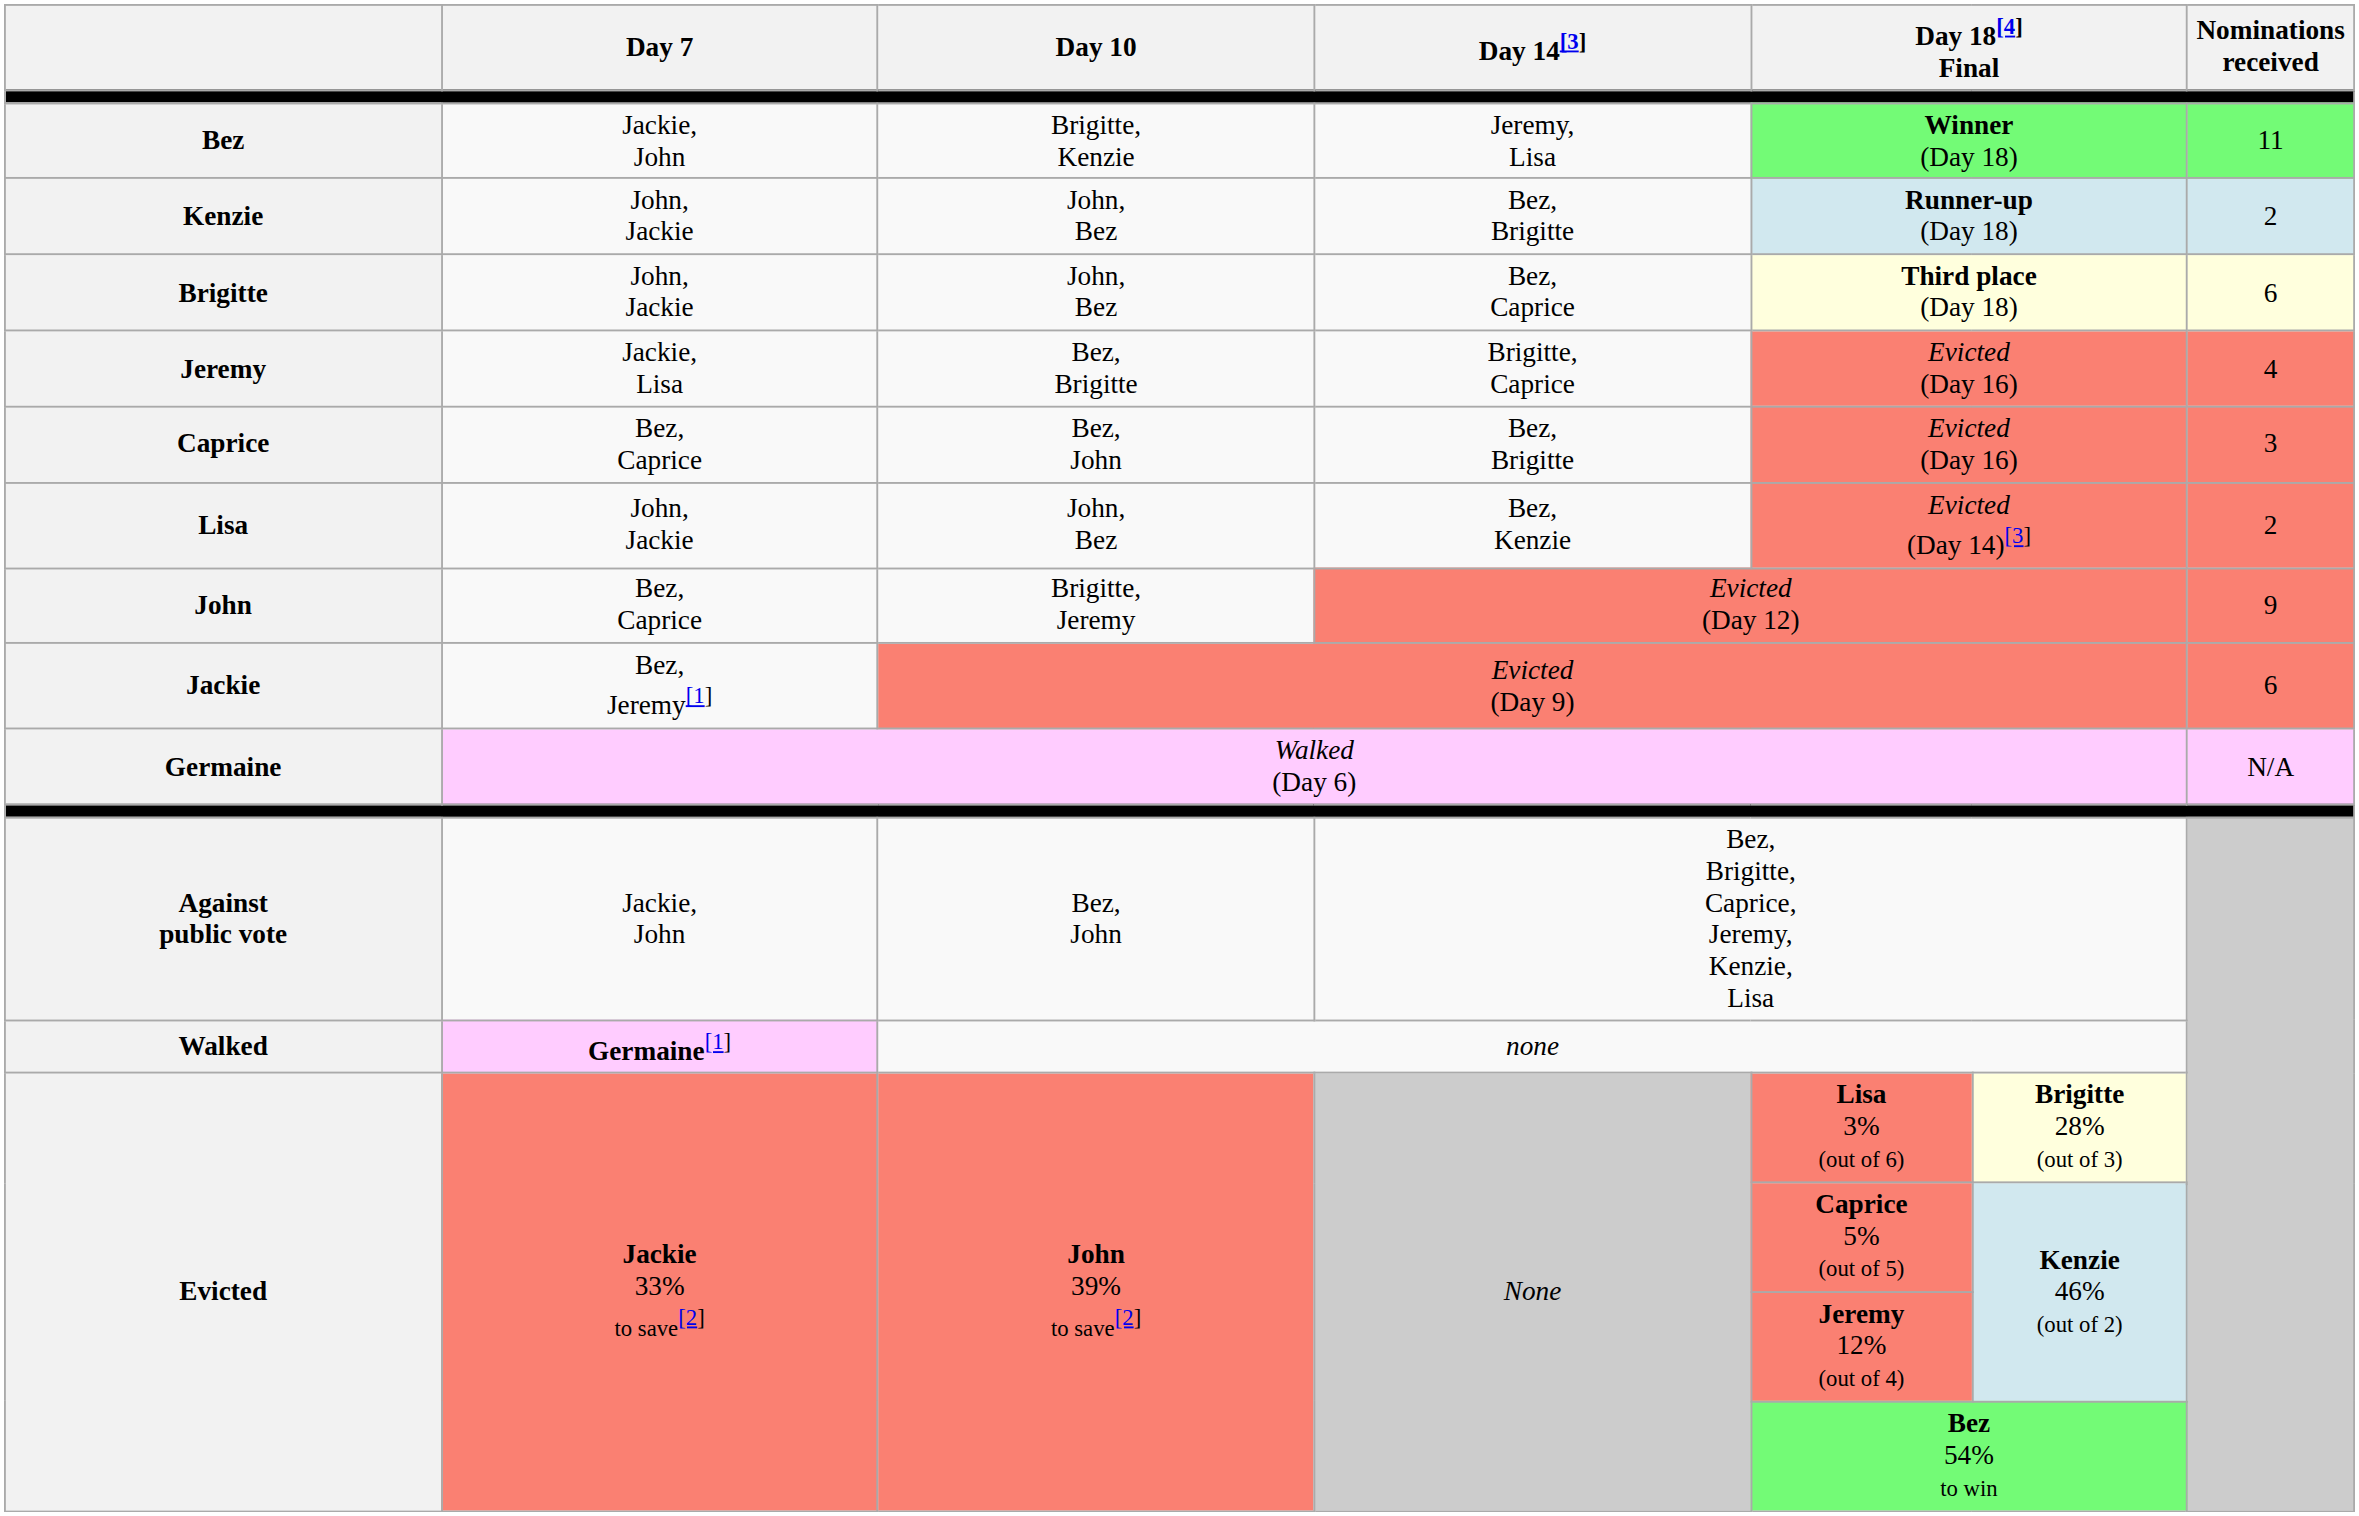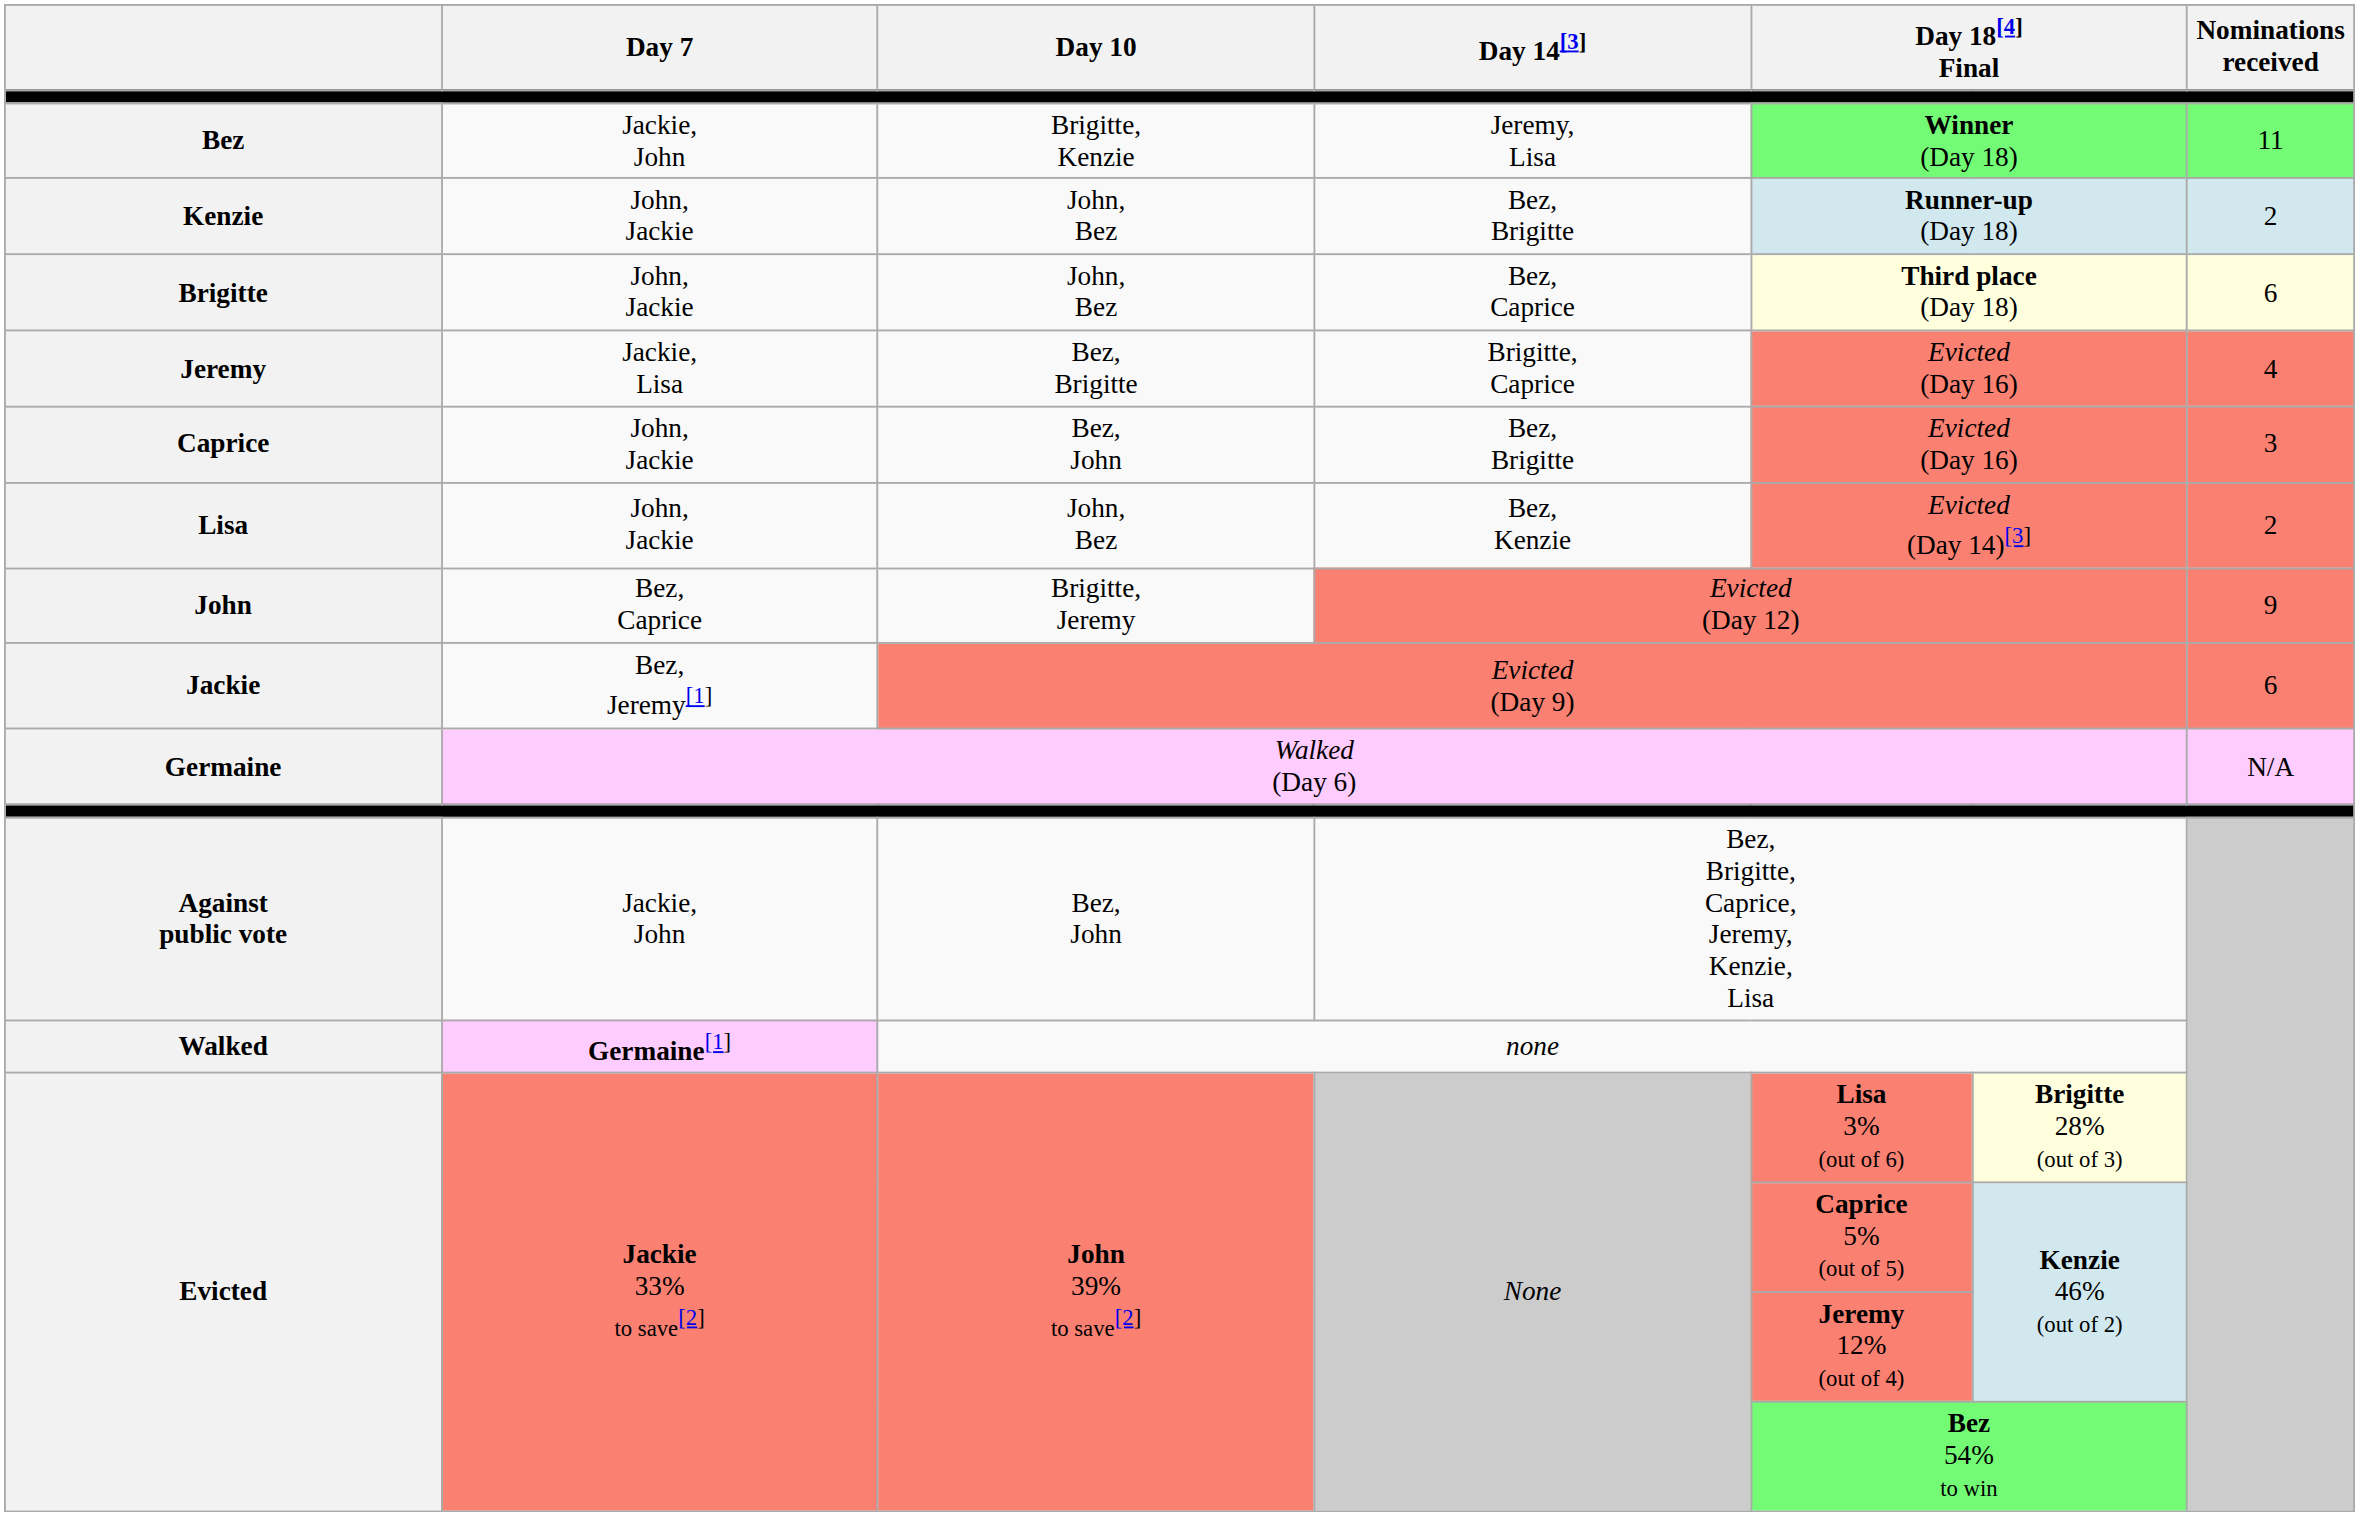(660, 443) Bez, Caprice -> (660, 443) John, Jackie
